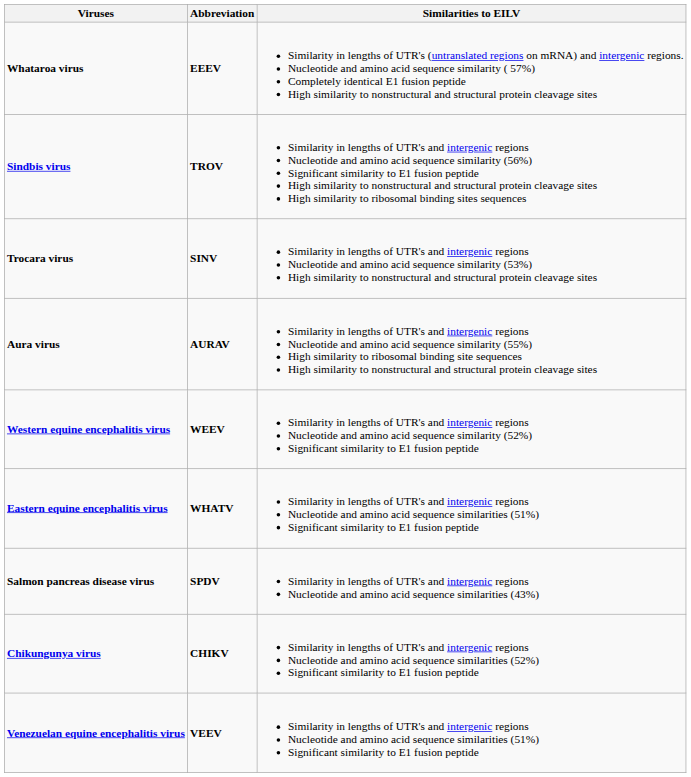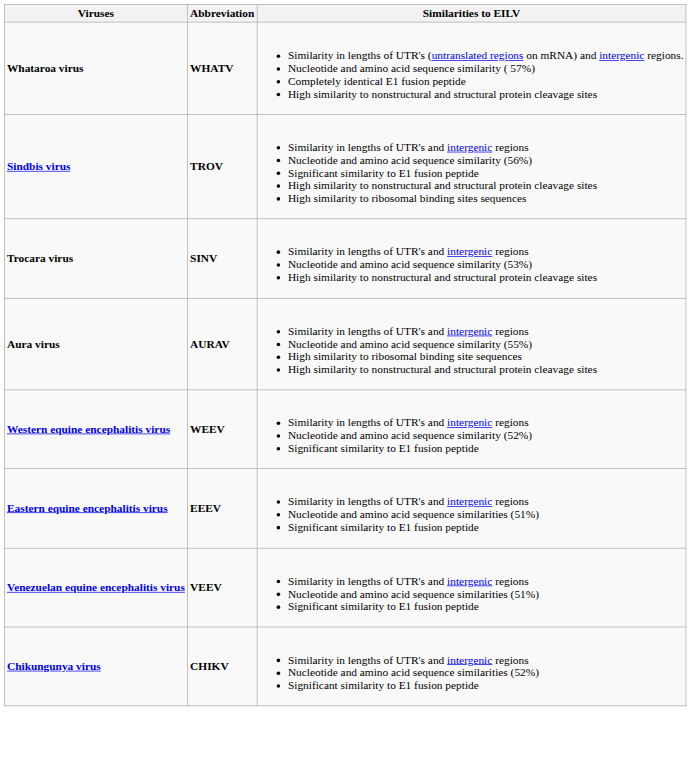(206, 68) EEEV -> (212, 68) WHATV
(212, 508) WHATV -> (206, 508) EEEV
- row: (81, 581)
rows swapped: (96, 733) <-> (54, 653)
